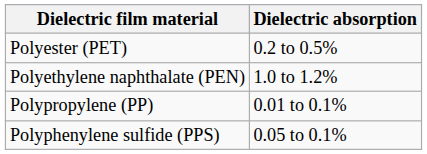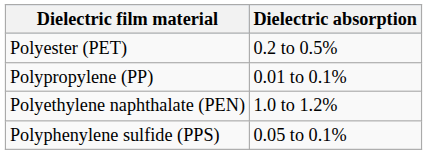rows swapped: (82, 105) <-> (127, 76)
